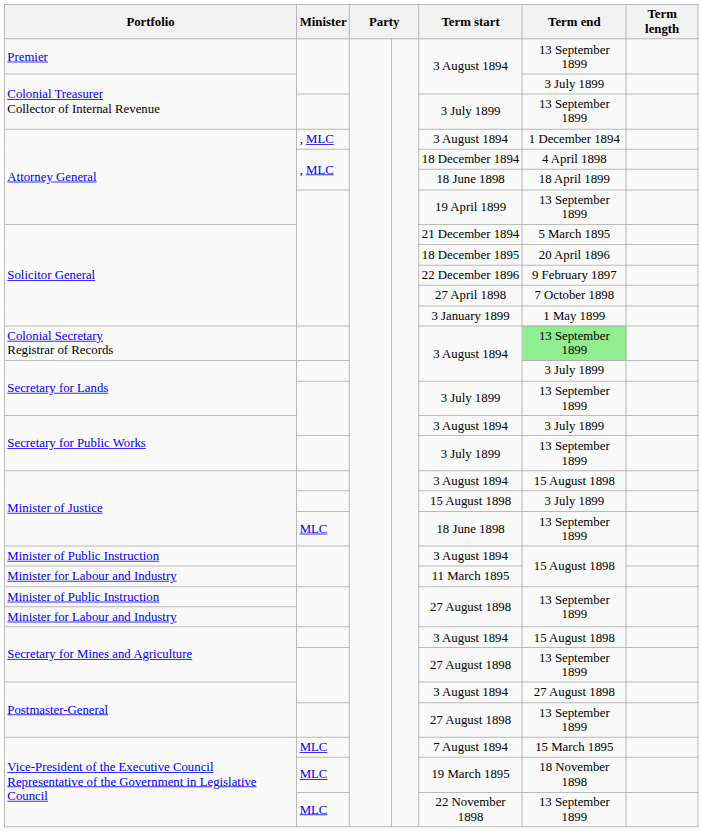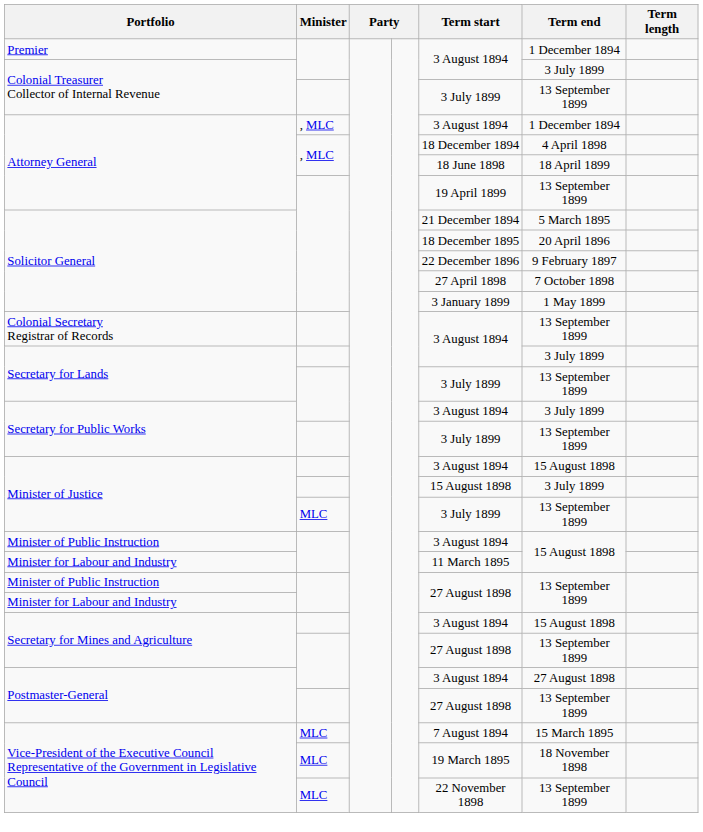(574, 56) 13 September 1899 -> (574, 49) 1 December 1894
(574, 343) lightgreen background -> (574, 328) no background
(471, 528) 18 June 1898 -> (471, 514) 3 July 1899
